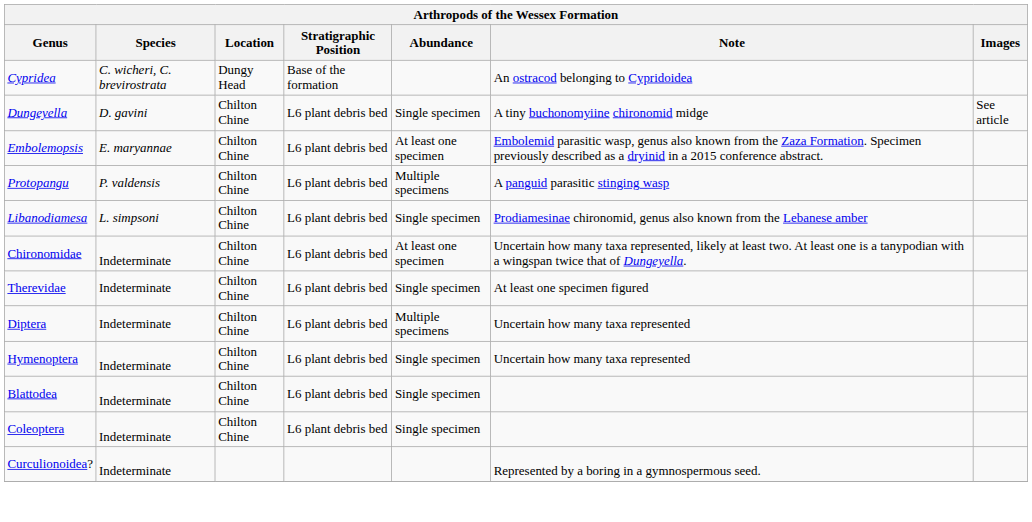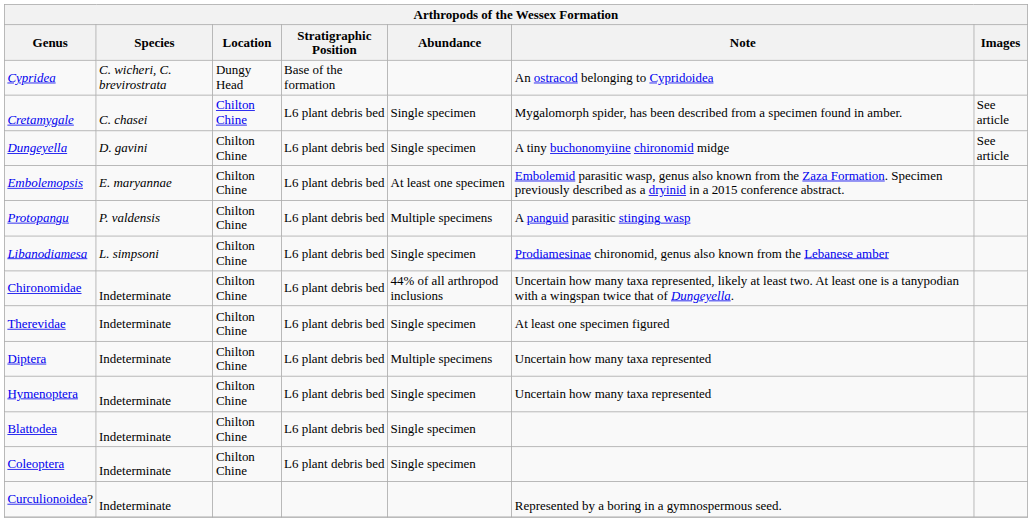+ row: (41, 120)
(426, 253) At least one specimen -> (444, 288) 44% of all arthropod inclusions
